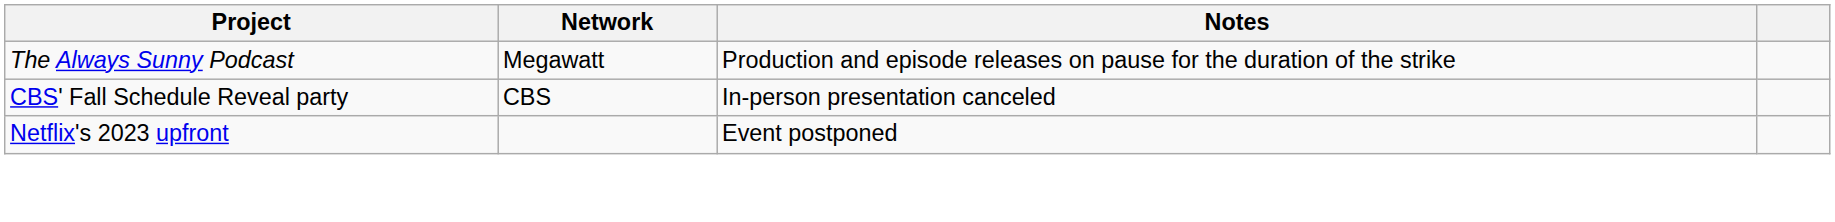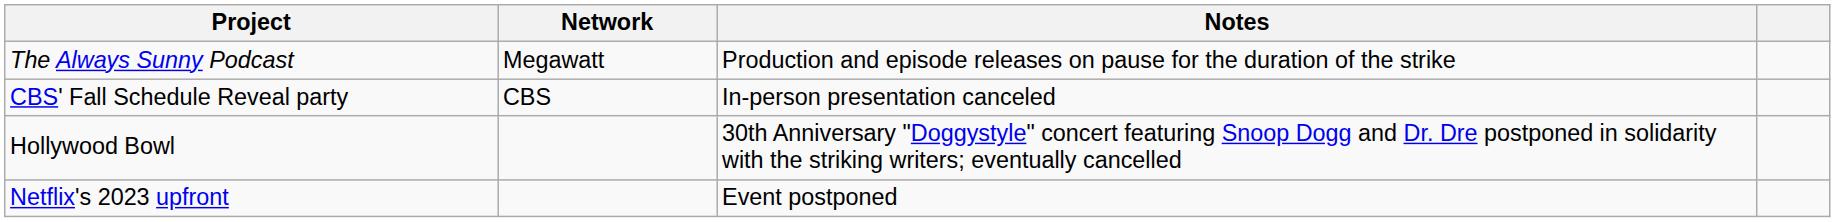+ row: (93, 147)
